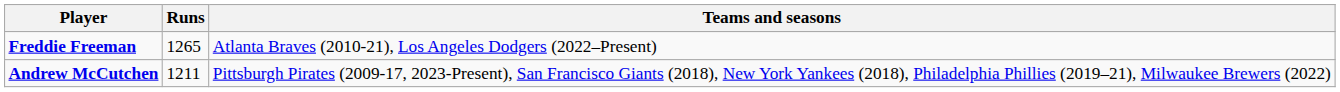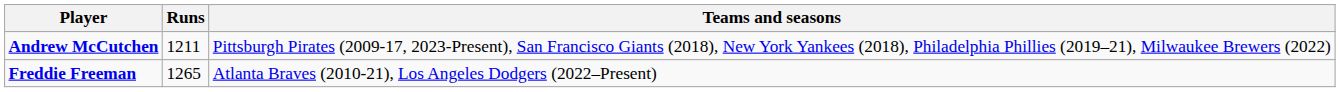rows swapped: (72, 45) <-> (83, 73)
